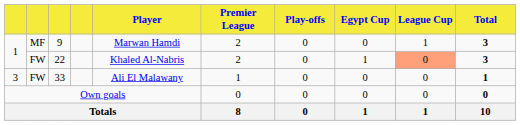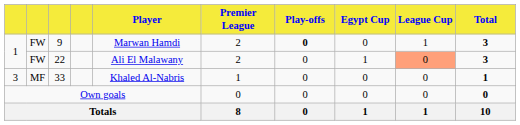(38, 43) MF -> (38, 43) FW
(305, 43) normal -> (305, 43) bold
(147, 60) Khaled Al-Nabris -> (147, 60) Ali El Malawany
(38, 77) FW -> (38, 77) MF
(147, 77) Ali El Malawany -> (147, 77) Khaled Al-Nabris
